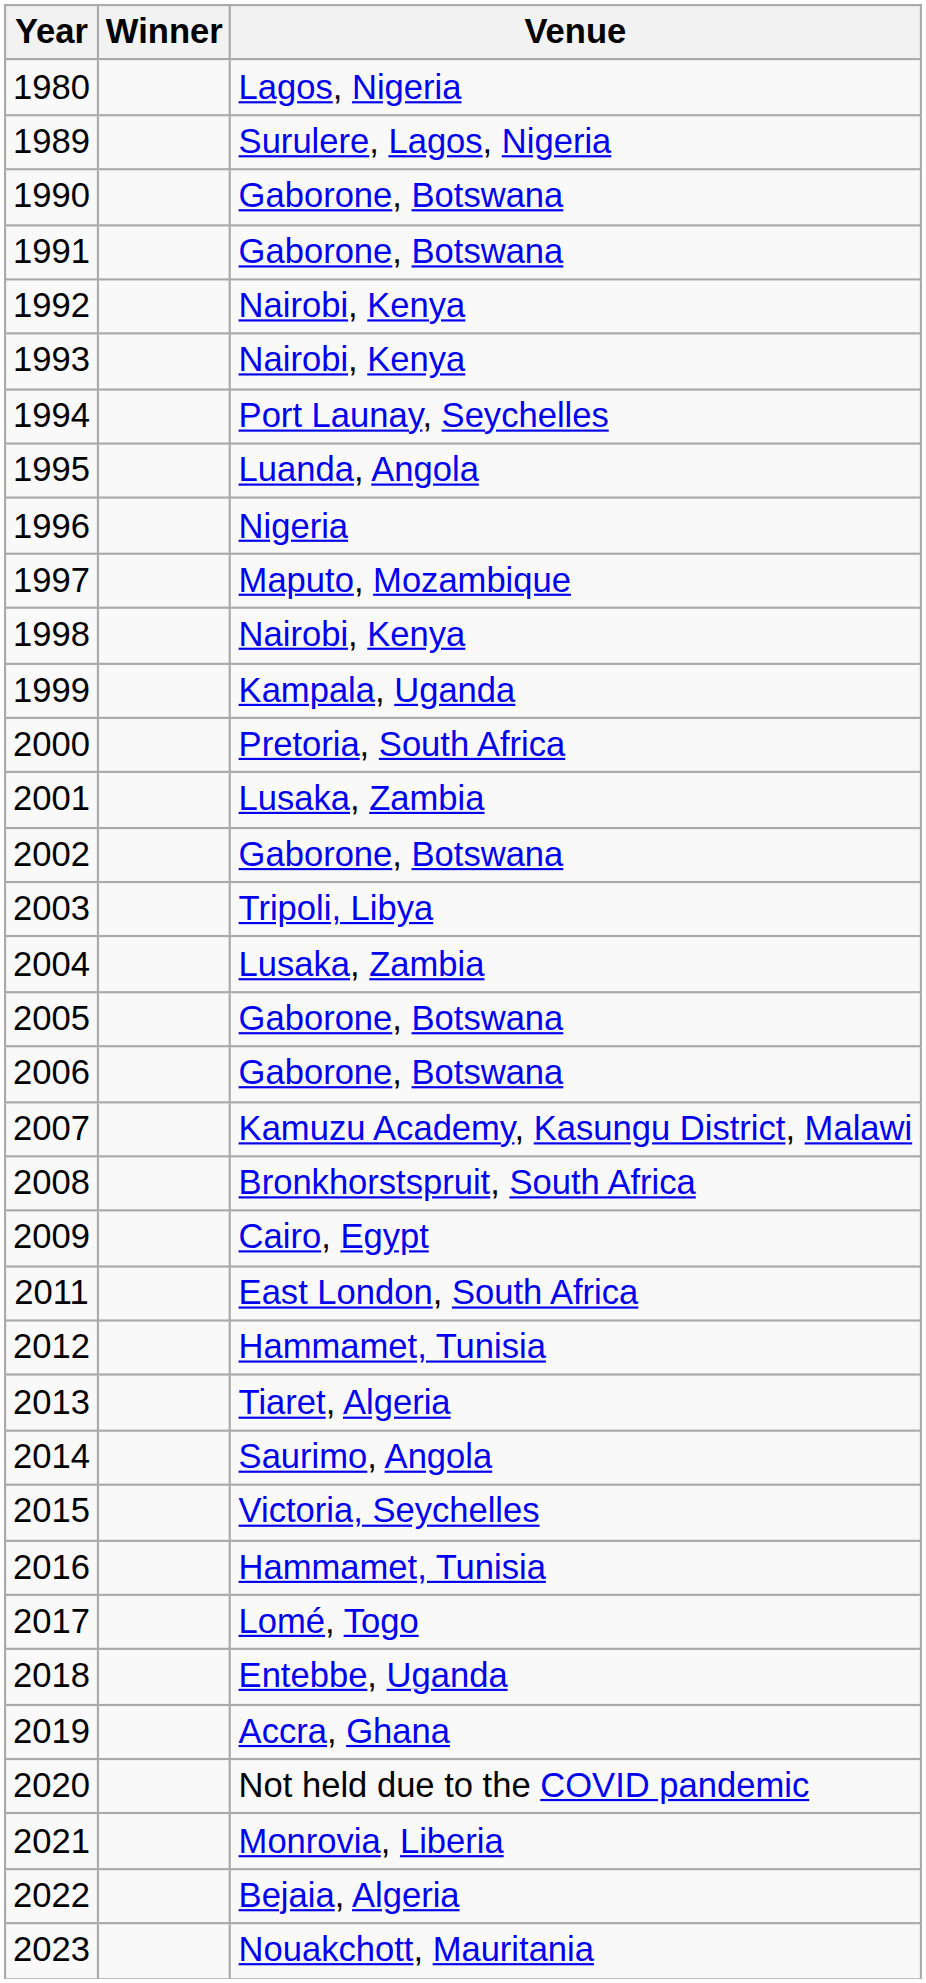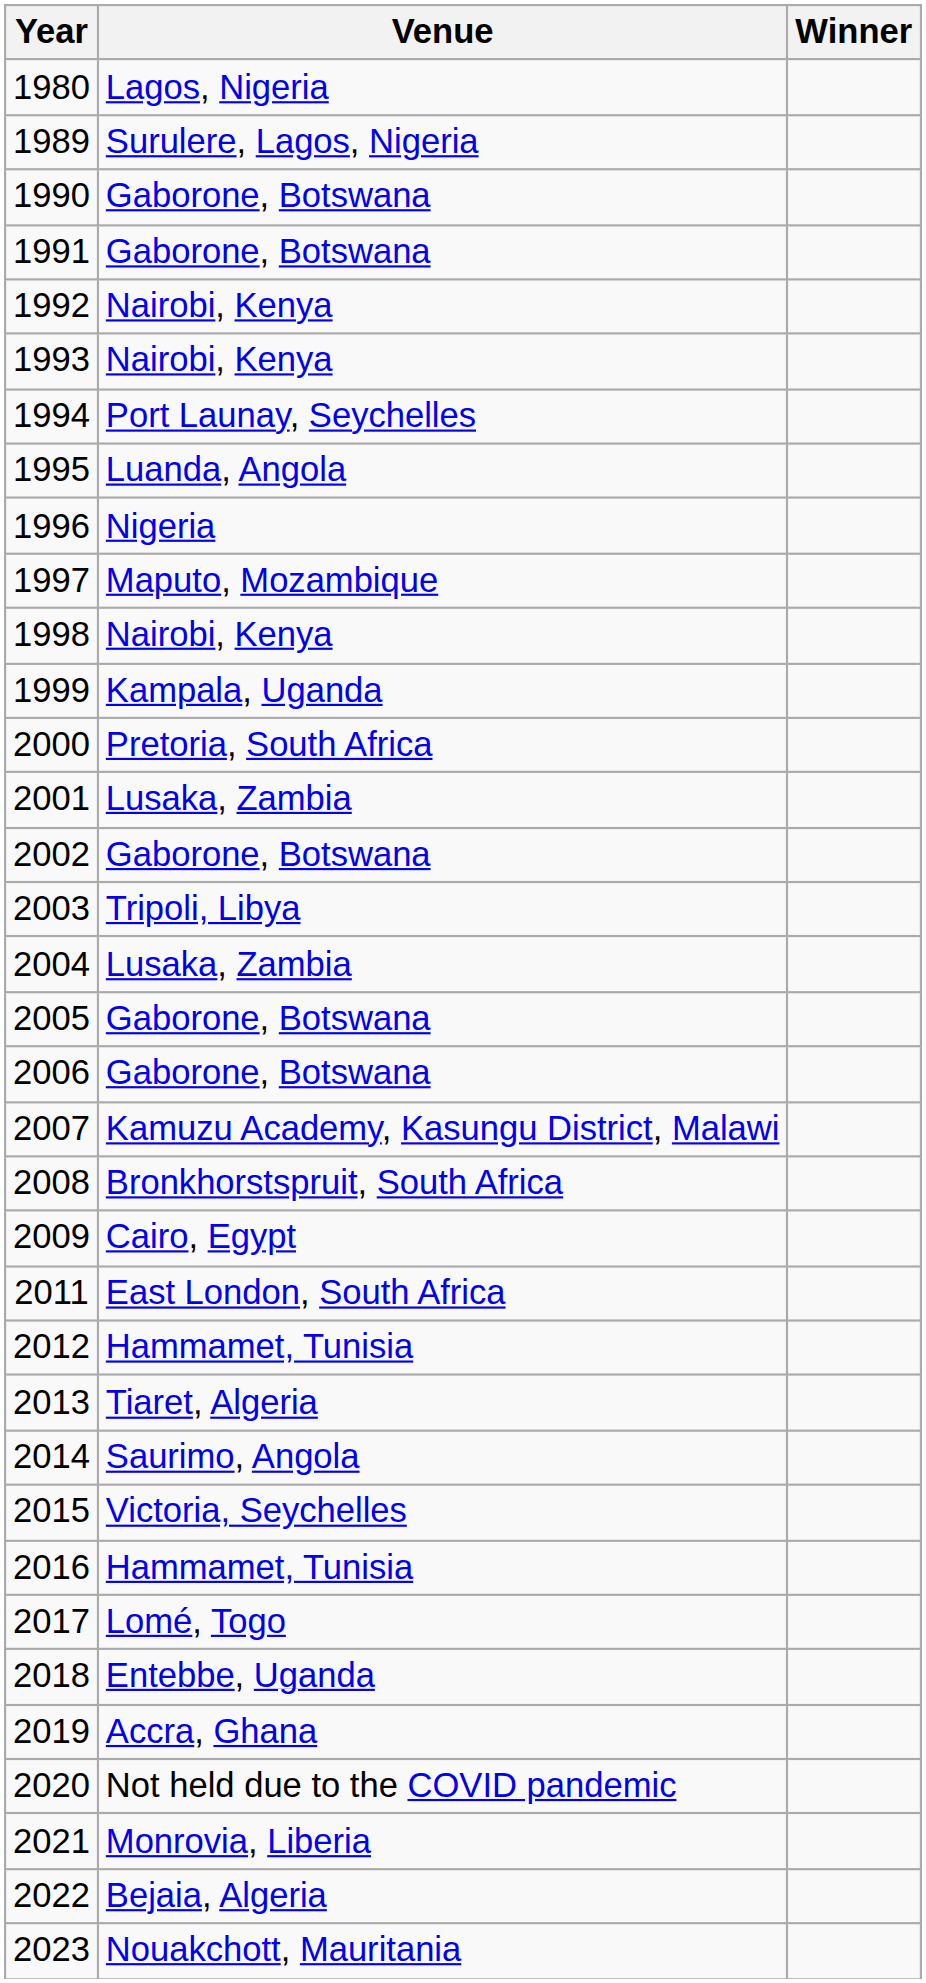columns swapped: (575, 31) <-> (164, 31)
